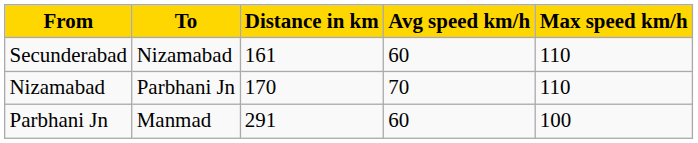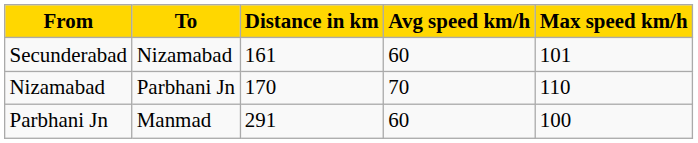(555, 54) 110 -> (555, 54) 101
